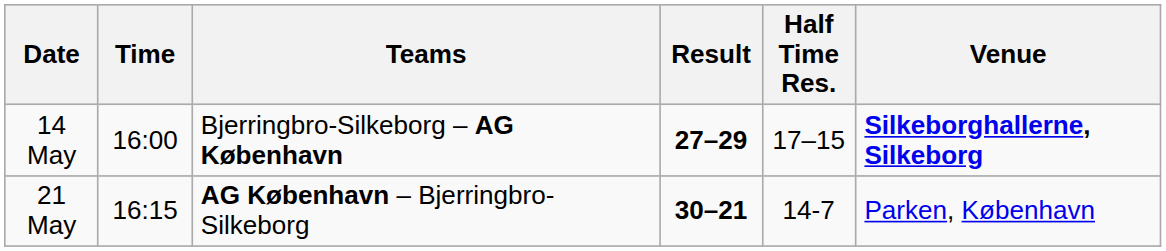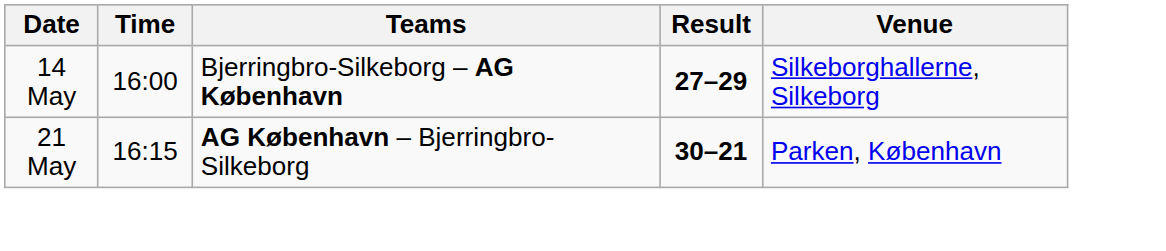- column: (809, 54)
(977, 139) bold -> (875, 81) normal
